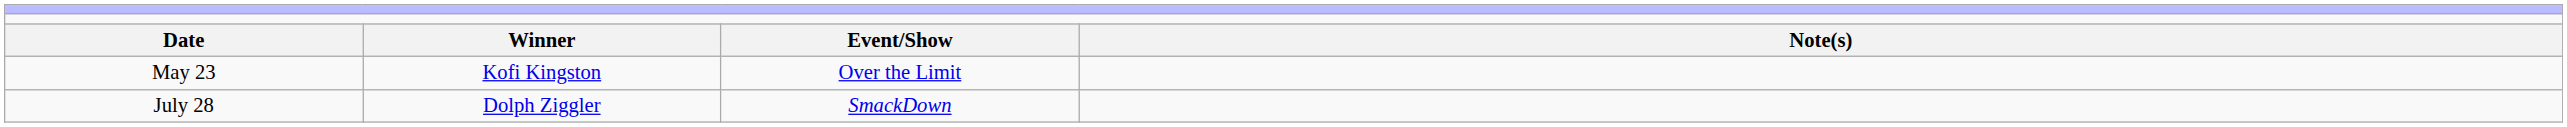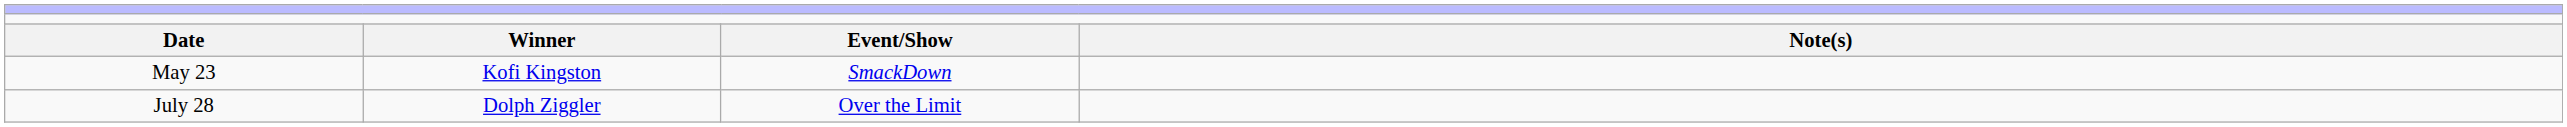(900, 72) Over the Limit -> (900, 72) SmackDown
(900, 105) SmackDown -> (900, 105) Over the Limit
